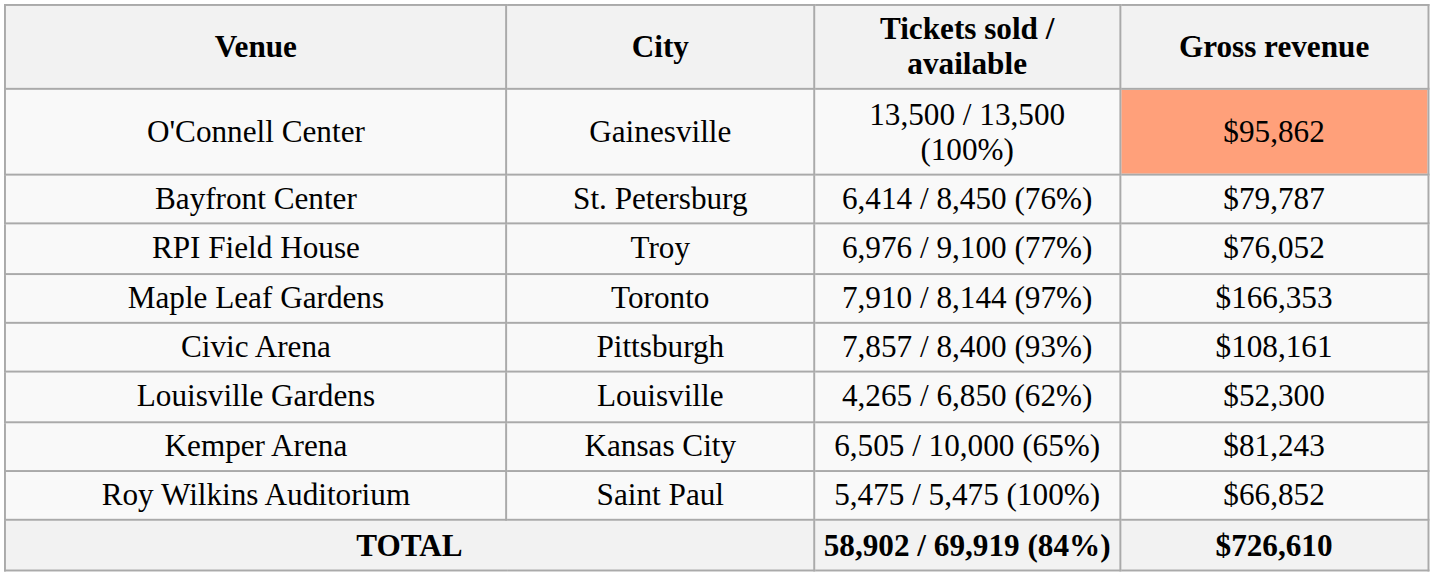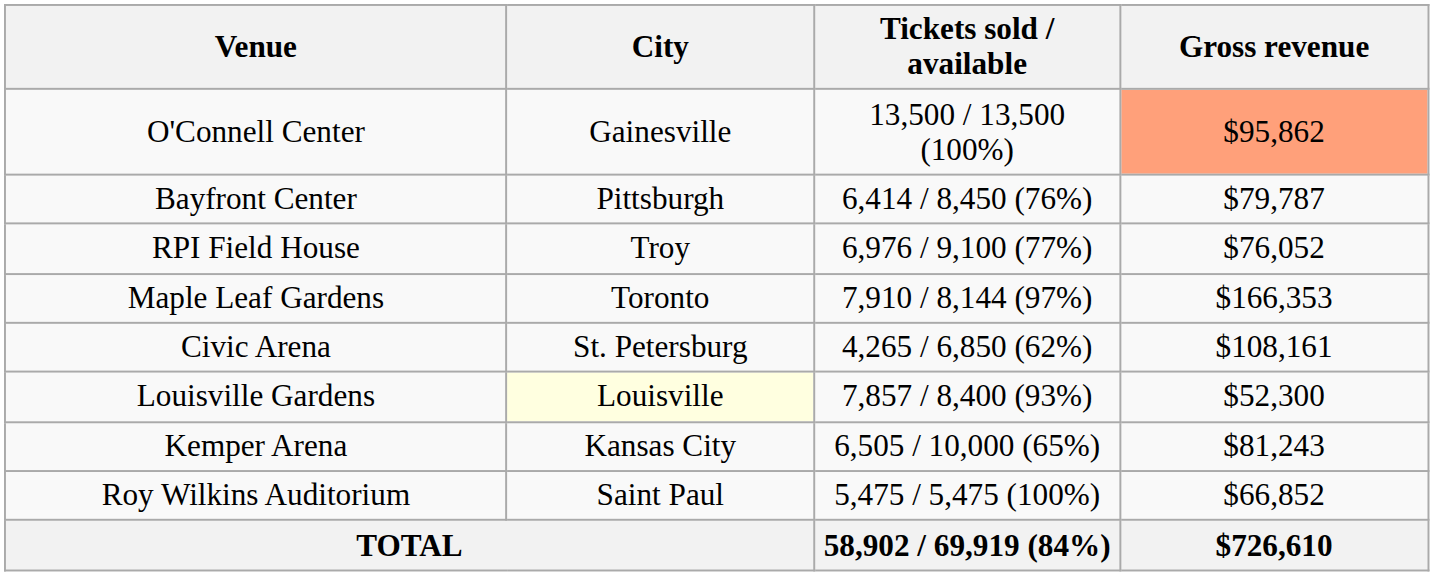(660, 198) St. Petersburg -> (660, 198) Pittsburgh
(660, 346) Pittsburgh -> (660, 346) St. Petersburg
(967, 346) 7,857 / 8,400 (93%) -> (967, 346) 4,265 / 6,850 (62%)
(660, 396) no background -> (660, 396) lightyellow background
(967, 396) 4,265 / 6,850 (62%) -> (967, 396) 7,857 / 8,400 (93%)
